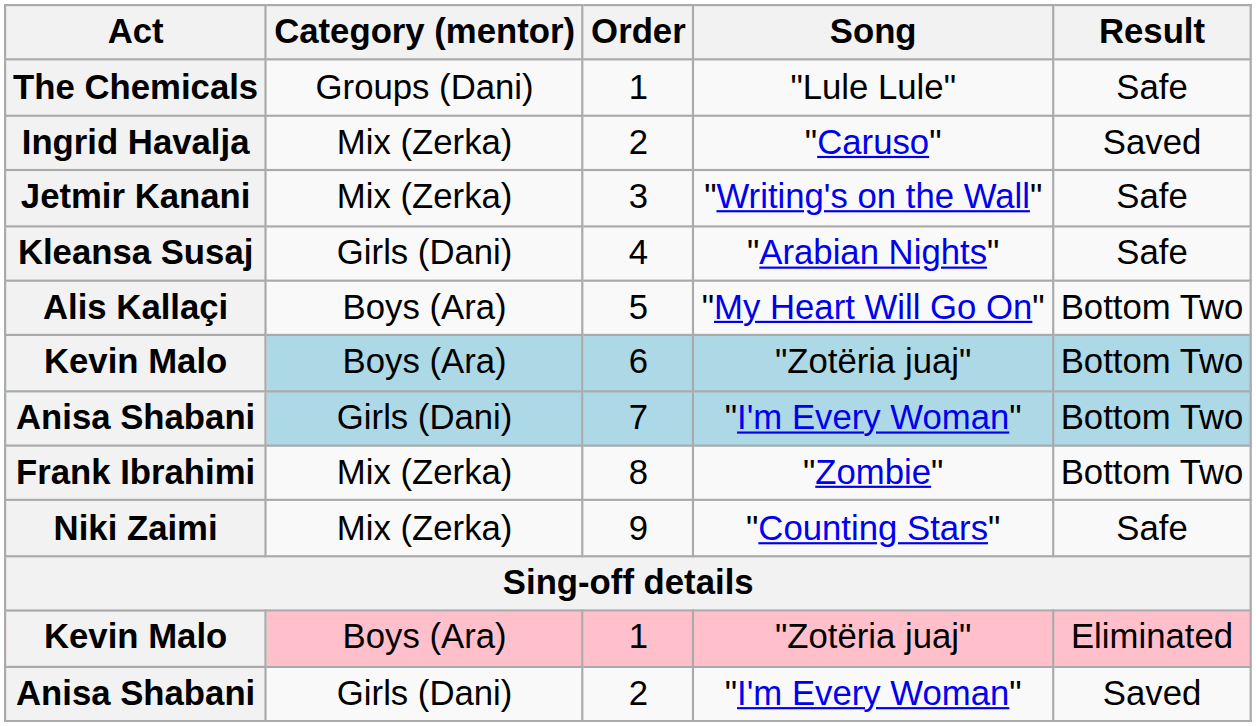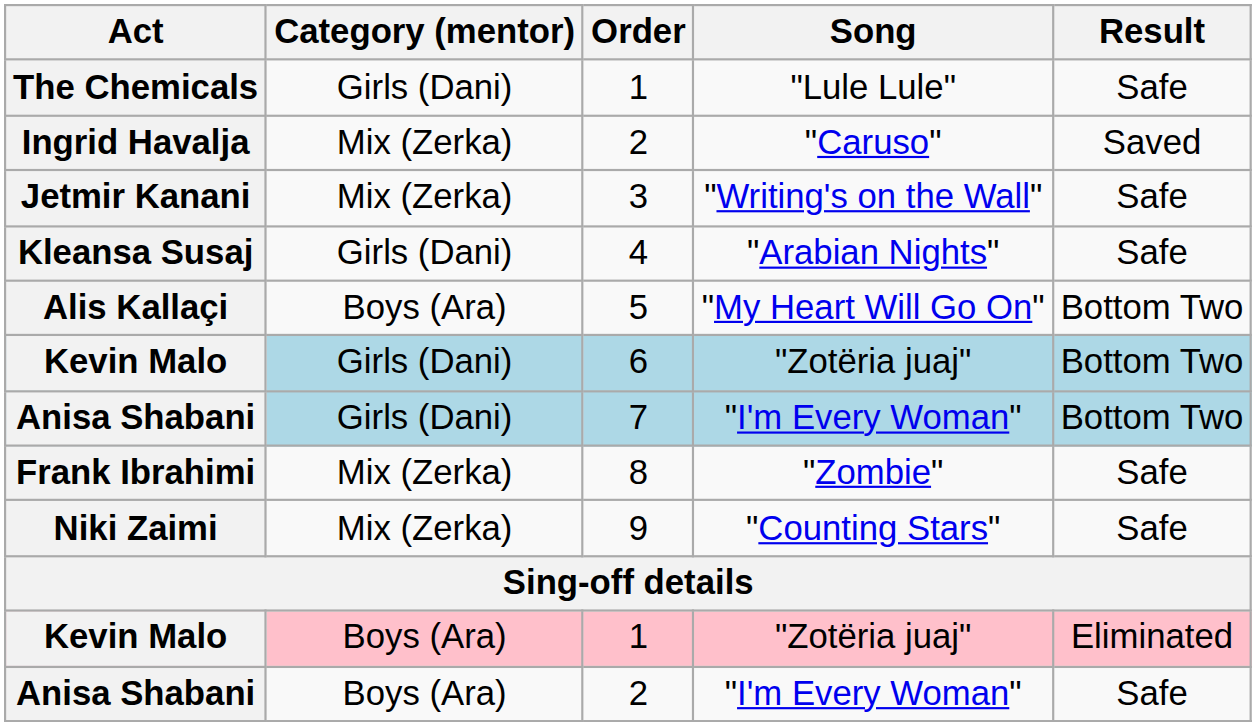(425, 87) Groups (Dani) -> (425, 87) Girls (Dani)
(425, 362) Boys (Ara) -> (425, 362) Girls (Dani)
(1152, 472) Bottom Two -> (1152, 472) Safe
(425, 692) Girls (Dani) -> (425, 692) Boys (Ara)
(1152, 692) Saved -> (1152, 692) Safe
